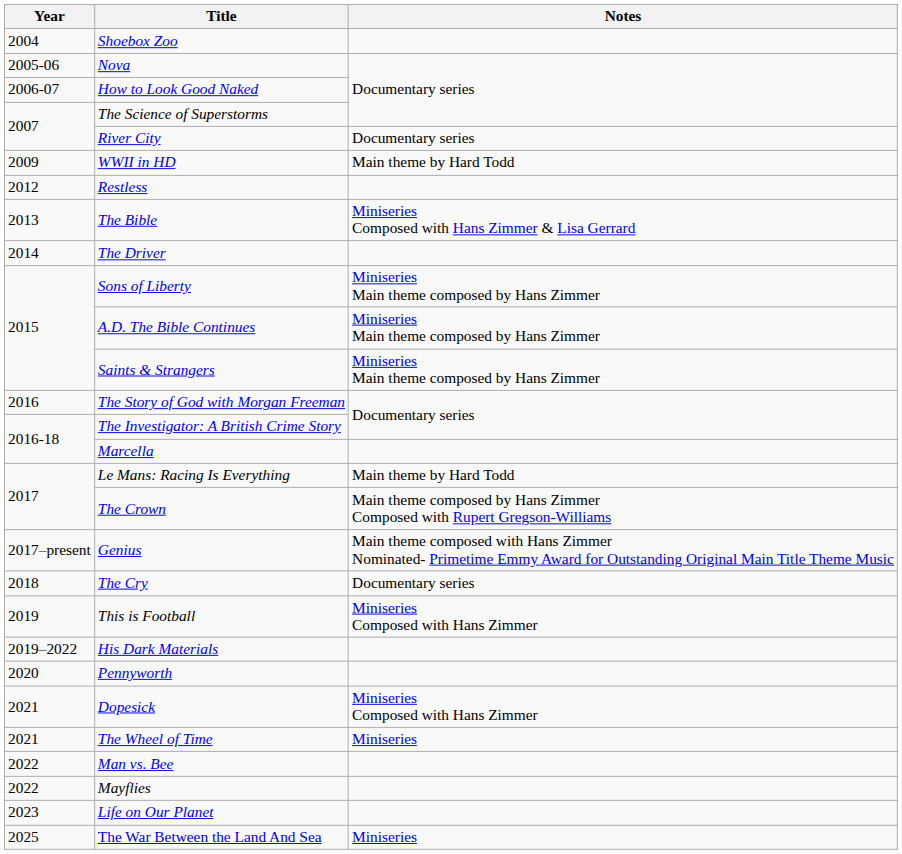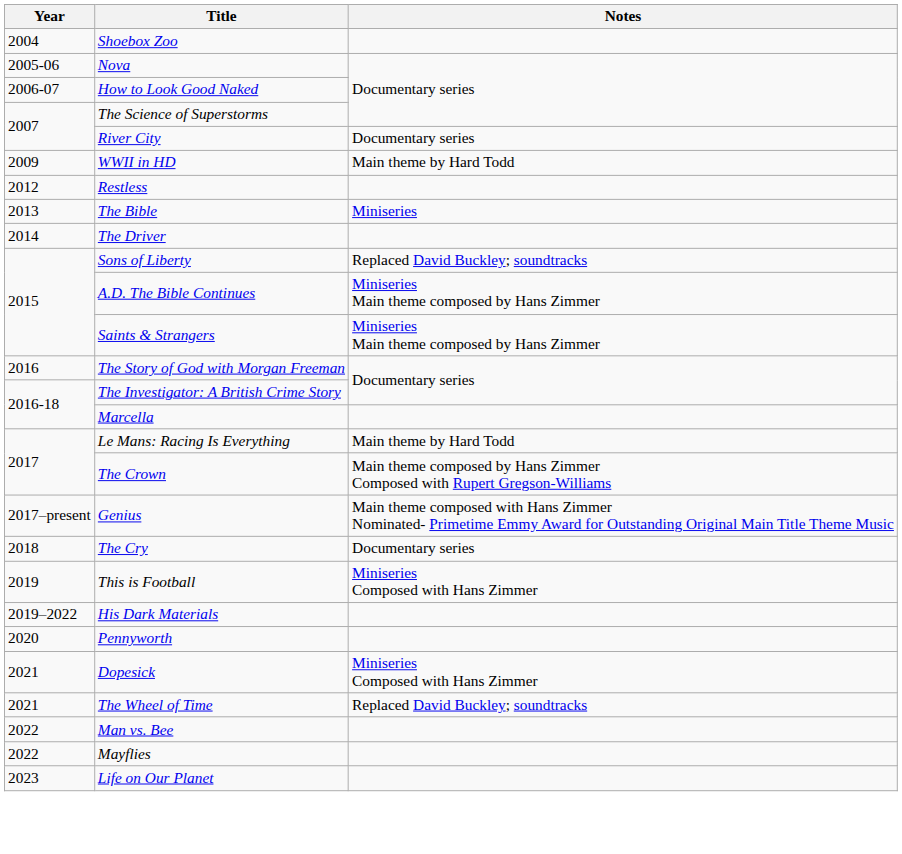(494, 220) Miniseries Composed with Hans Zimmer & Lisa Gerrard -> (385, 211) Miniseries
(476, 286) Miniseries Main theme composed by Hans Zimmer -> (470, 260) Replaced David Buckley; soundtracks
(385, 739) Miniseries -> (470, 704) Replaced David Buckley; soundtracks
- row: (210, 836)
